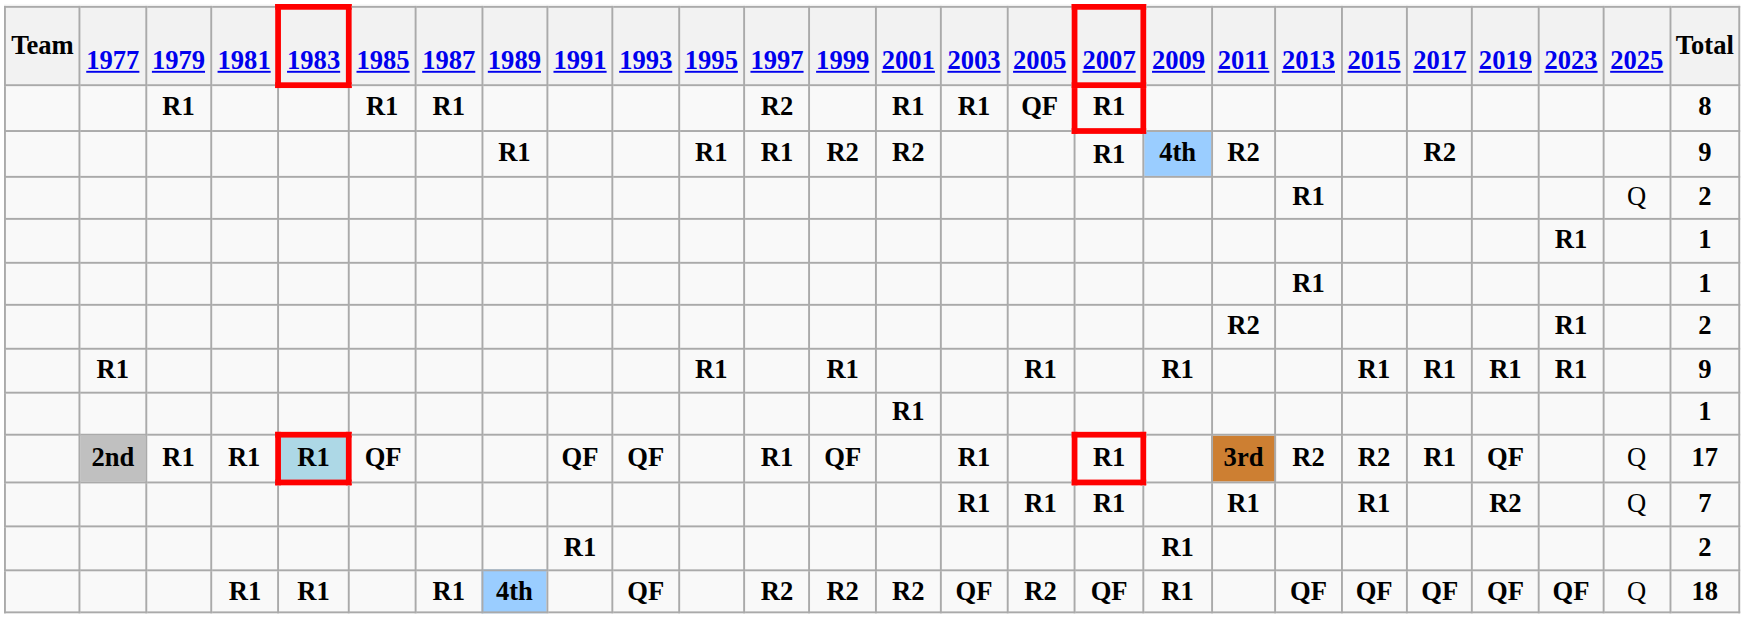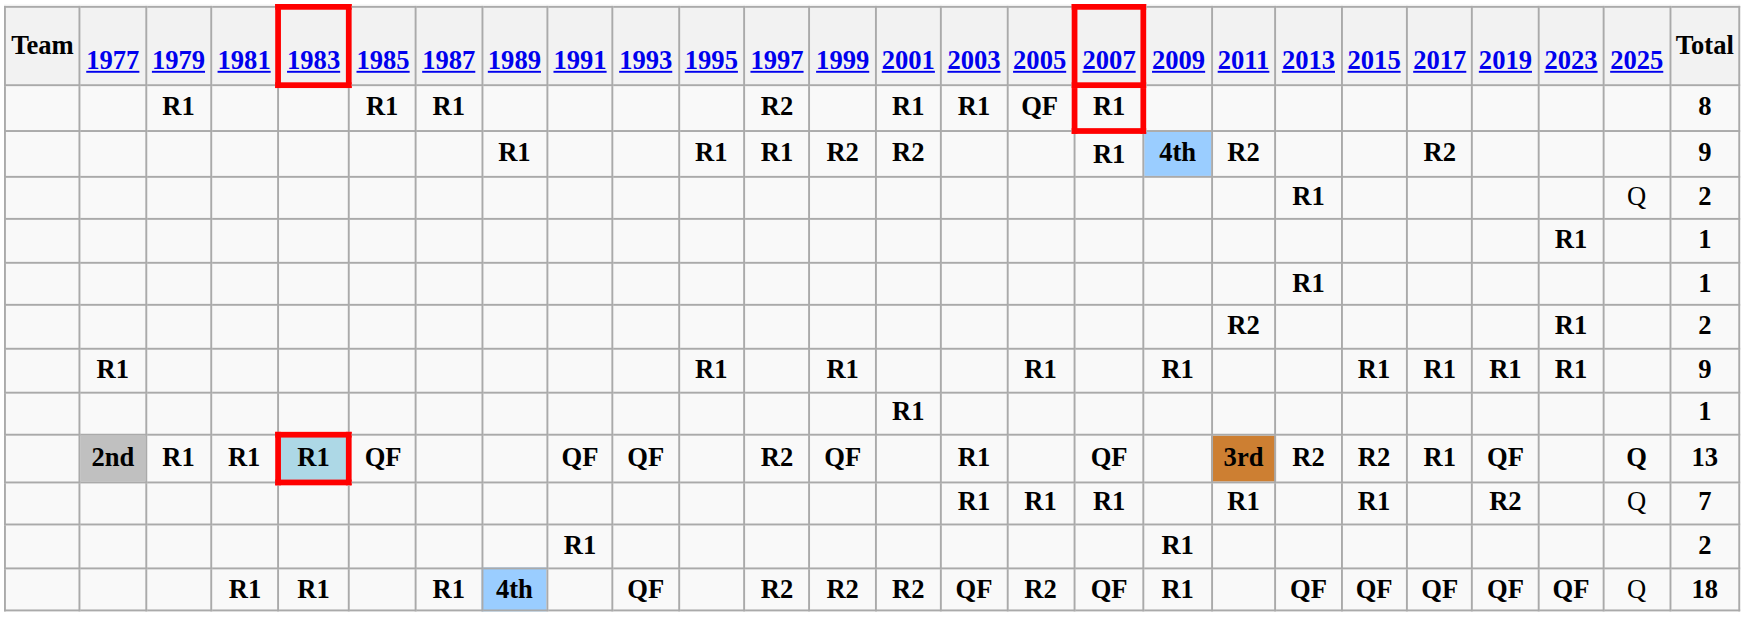(777, 457) R1 -> (777, 457) R2
(1109, 457) R1 -> (1109, 457) QF
(1637, 457) normal -> (1637, 457) bold
(1705, 457) 17 -> (1705, 457) 13
